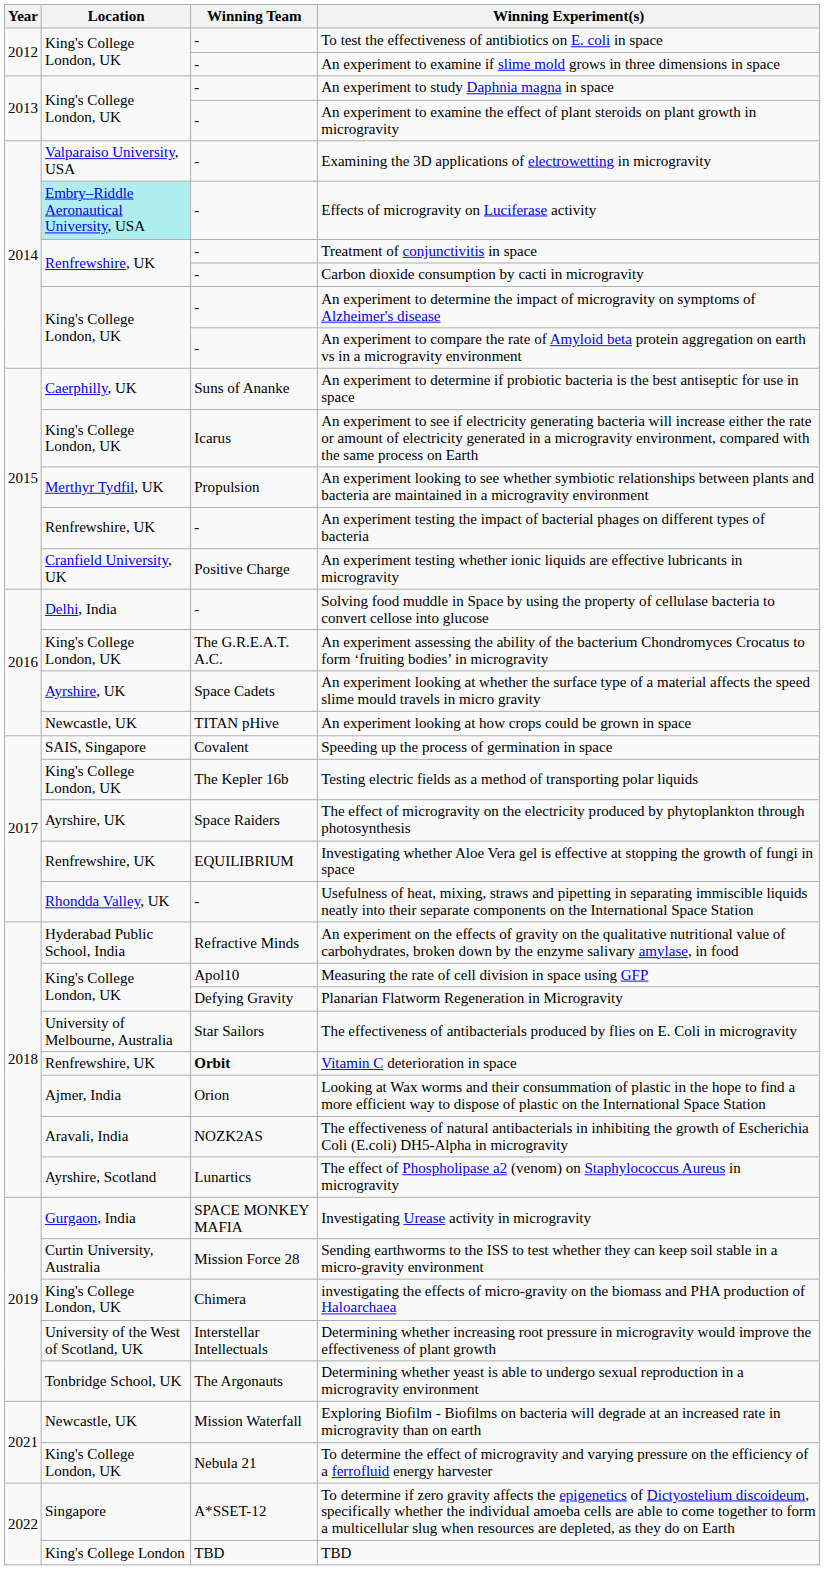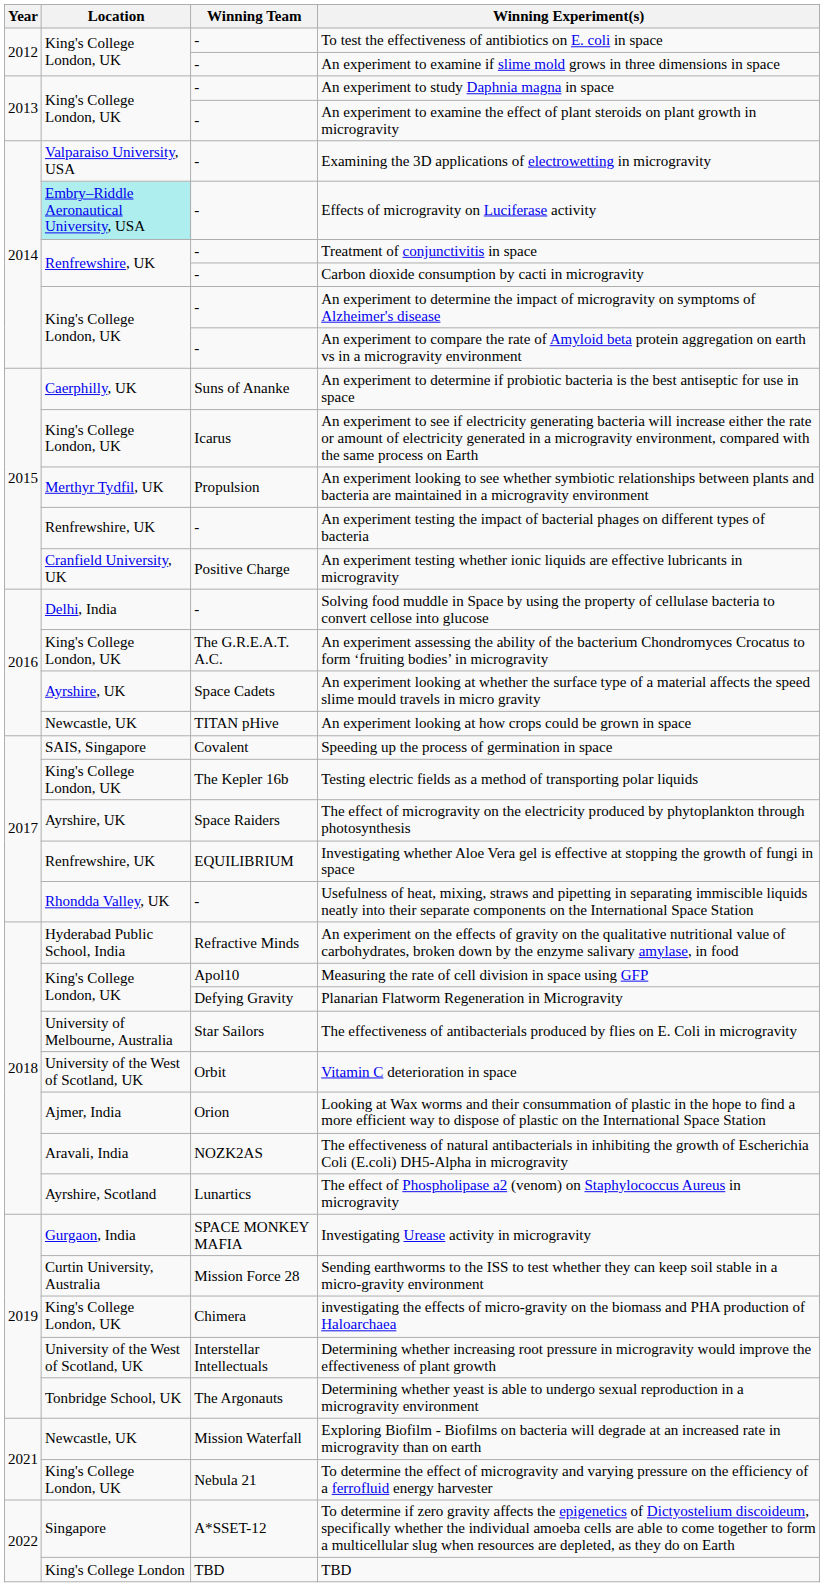(100, 1063) Renfrewshire, UK -> (113, 1071) University of the West of Scotland, UK
(212, 1063) bold -> (210, 1071) normal
